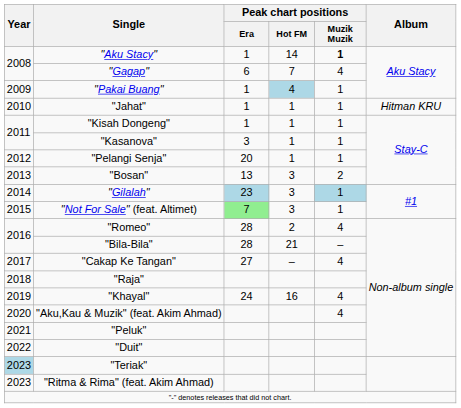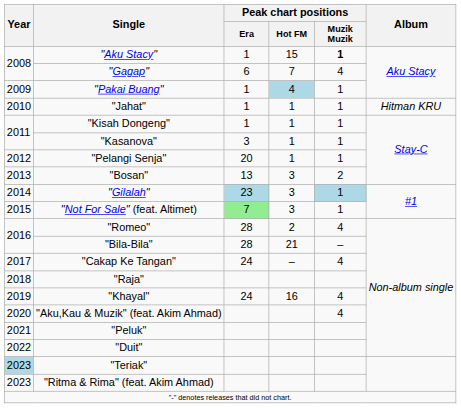(292, 55) 14 -> (292, 55) 15
(247, 262) 27 -> (247, 262) 24
